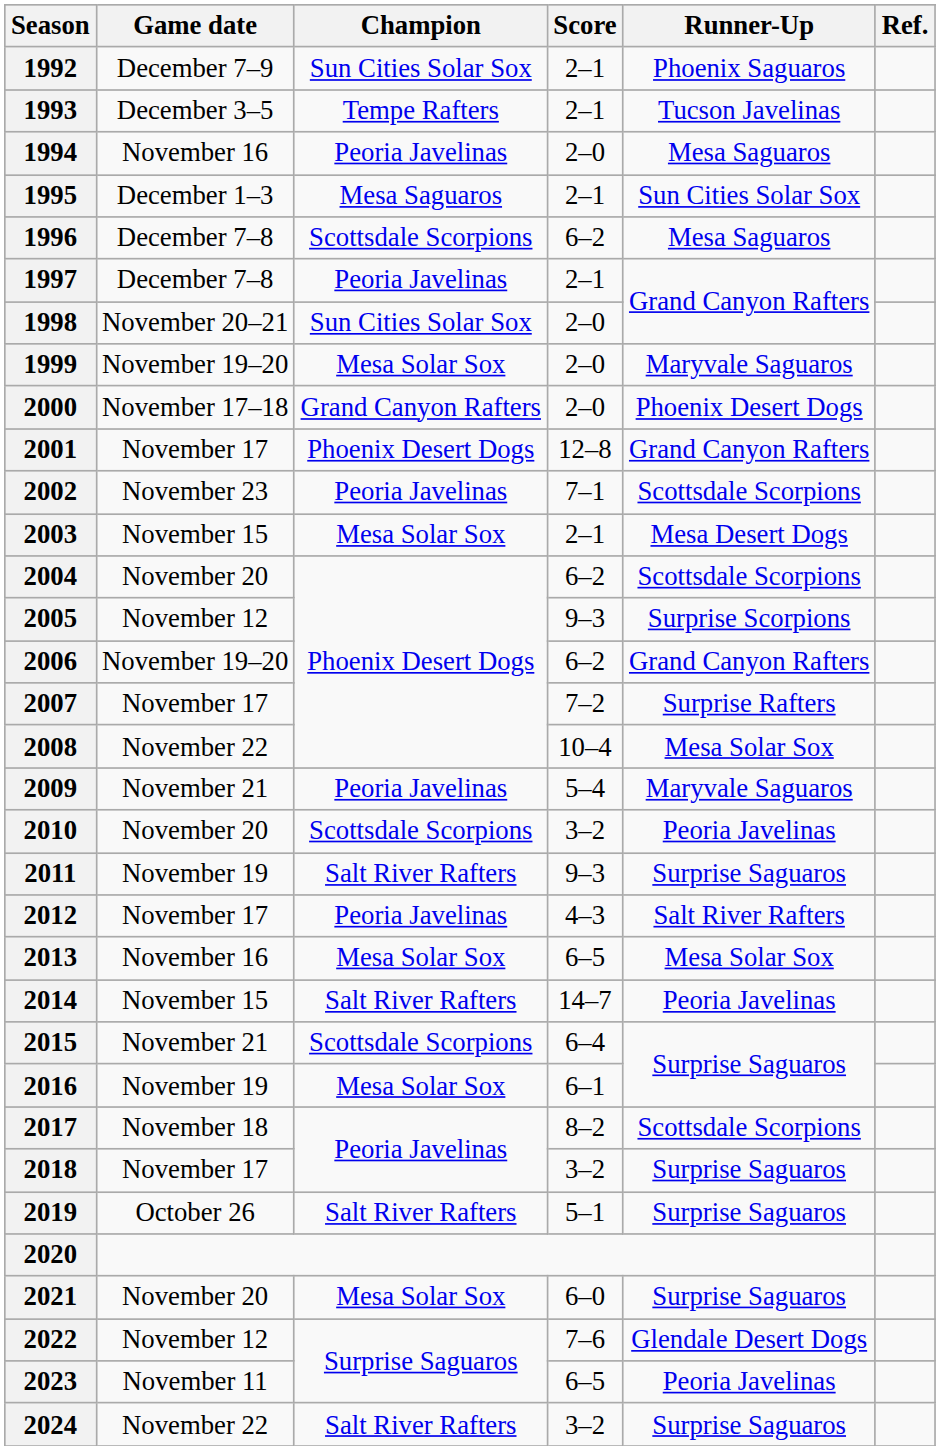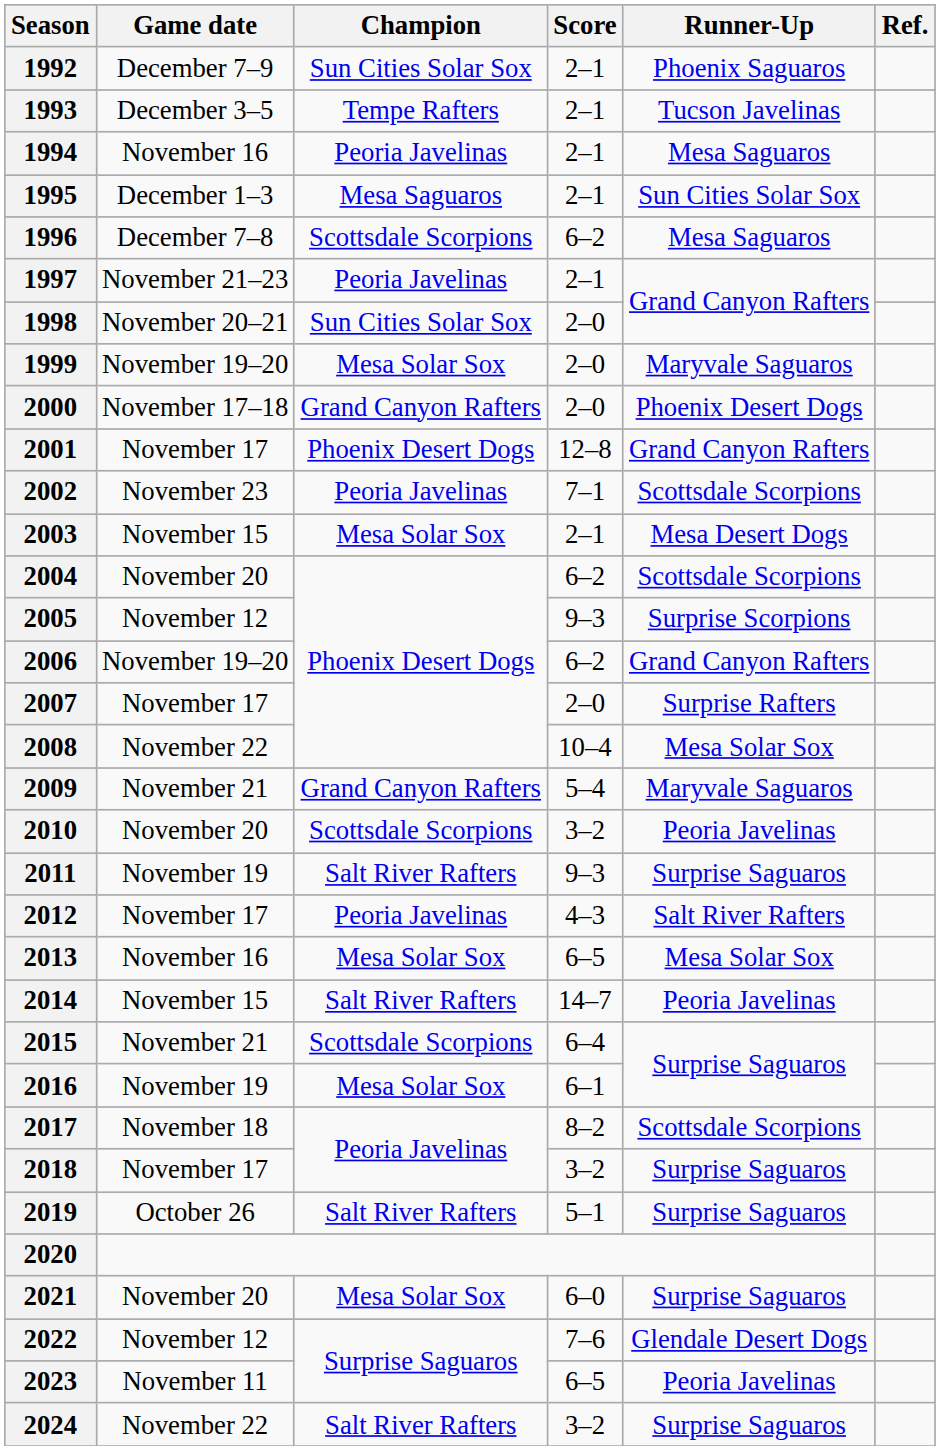(585, 152) 2–0 -> (585, 152) 2–1
(195, 279) December 7–8 -> (195, 279) November 21–23
(585, 703) 7–2 -> (585, 703) 2–0
(421, 788) Peoria Javelinas -> (421, 788) Grand Canyon Rafters
